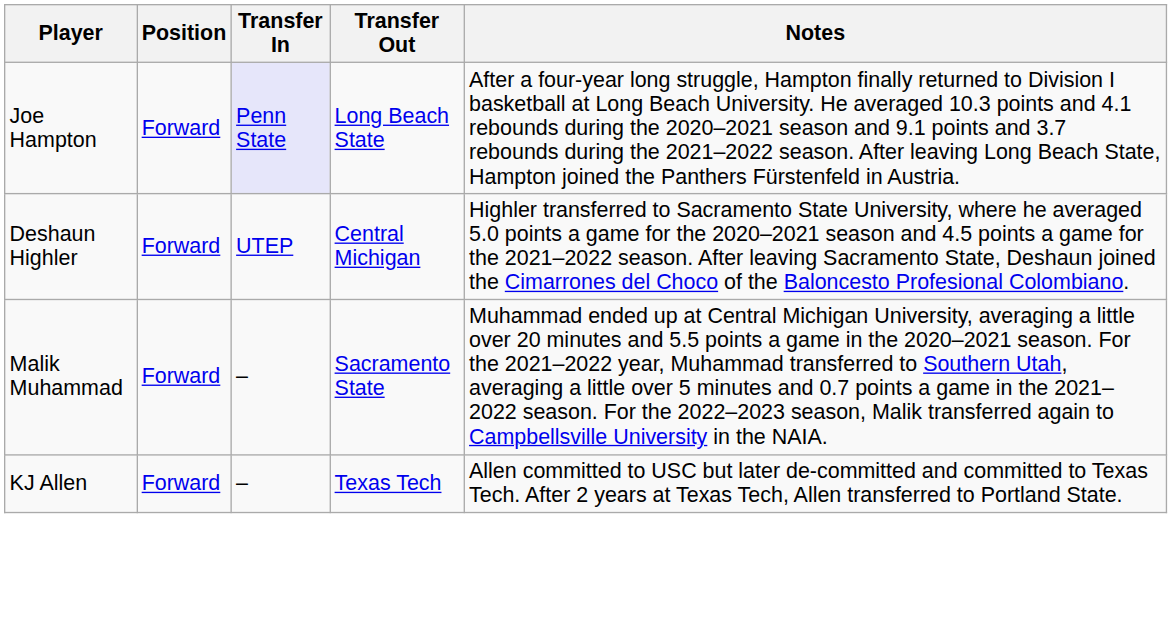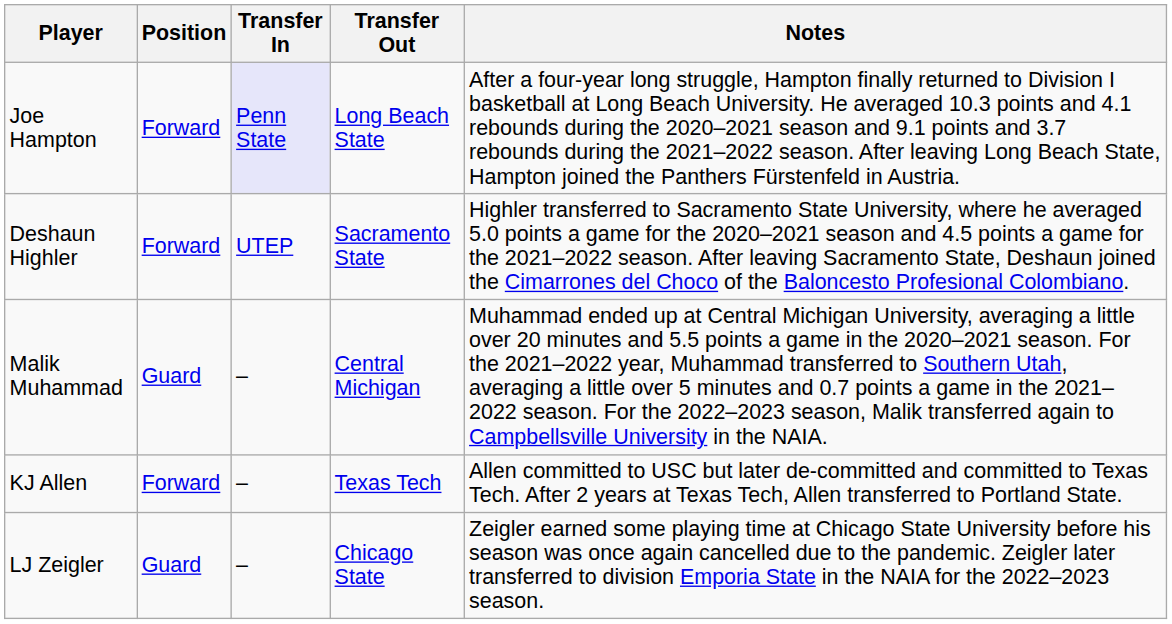(378, 246) Central Michigan -> (392, 246) Sacramento State
(181, 376) Forward -> (171, 376) Guard
(392, 376) Sacramento State -> (378, 376) Central Michigan
+ row: (57, 565)
